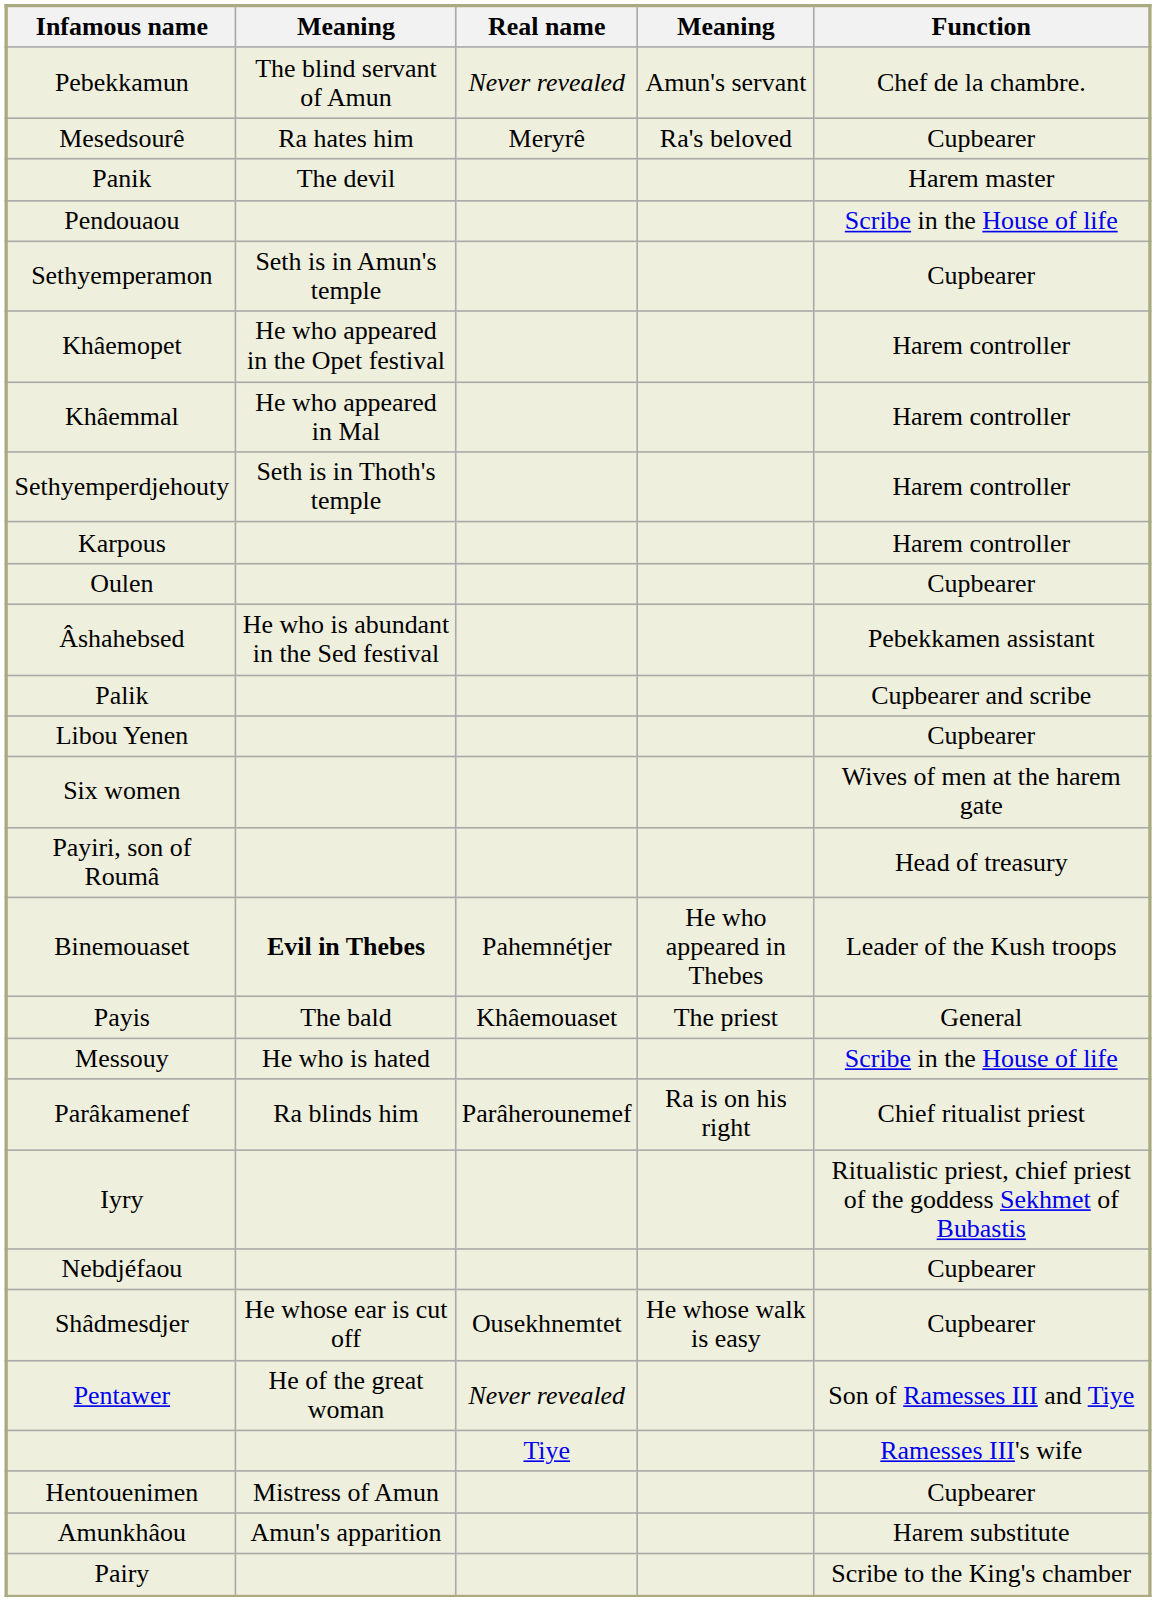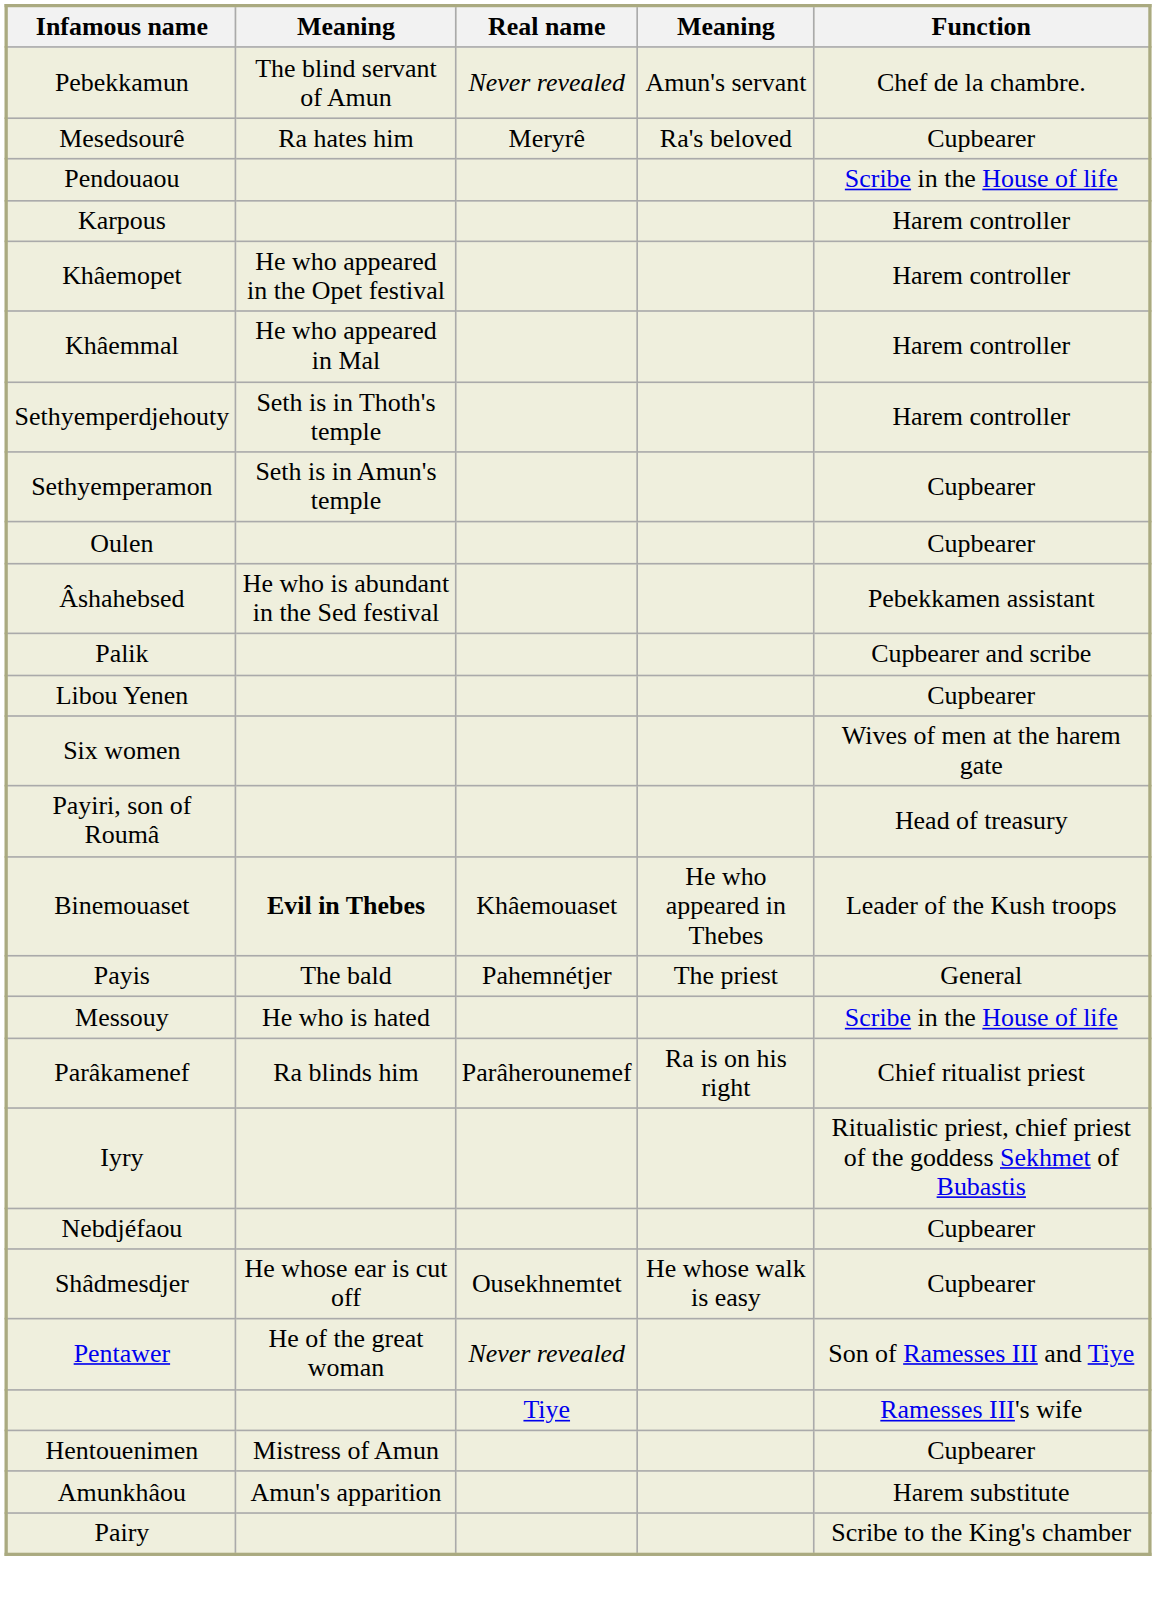- row: (122, 179)
rows swapped: (122, 542) <-> (122, 275)
(547, 946) Pahemnétjer -> (547, 905) Khâemouaset
(547, 1017) Khâemouaset -> (547, 975) Pahemnétjer
